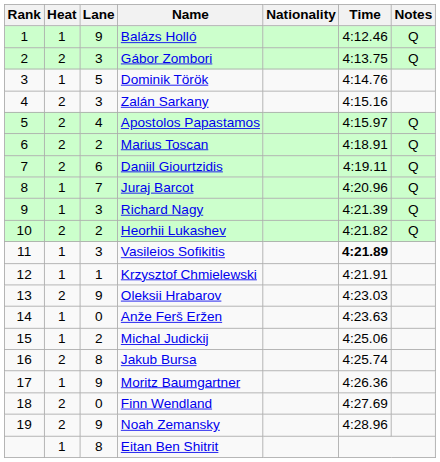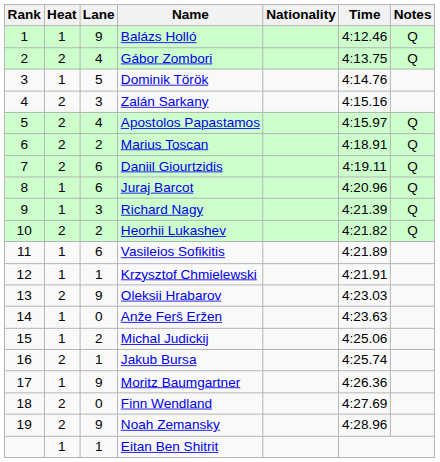(99, 58) 3 -> (99, 58) 4
(99, 187) 7 -> (99, 187) 6
(99, 252) 3 -> (99, 252) 6
(365, 252) bold -> (365, 252) normal
(99, 360) 8 -> (99, 360) 1
(99, 446) 8 -> (99, 446) 1
